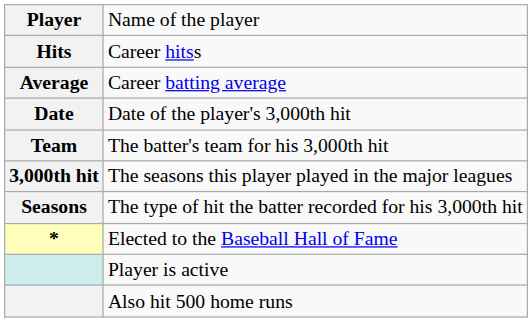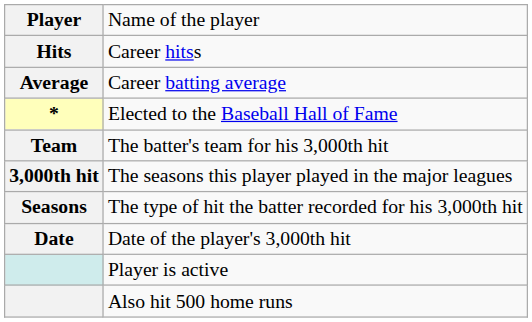rows swapped: (229, 113) <-> (253, 238)
